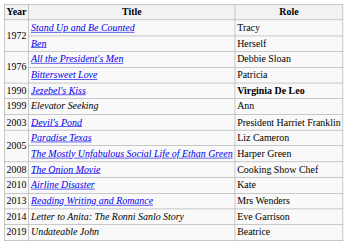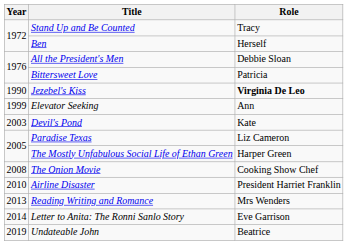(289, 122) President Harriet Franklin -> (247, 122) Kate
(247, 185) Kate -> (289, 185) President Harriet Franklin
